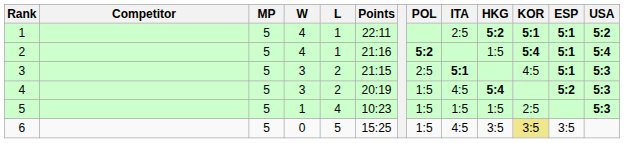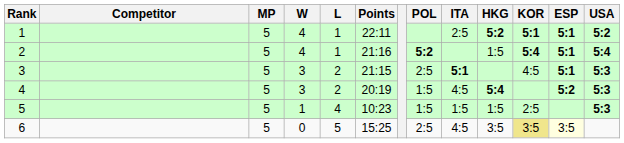(424, 128) 1:5 -> (424, 128) 2:5
(566, 128) no background -> (566, 128) lightyellow background
